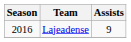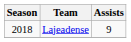(22, 29) 2016 -> (22, 29) 2018
